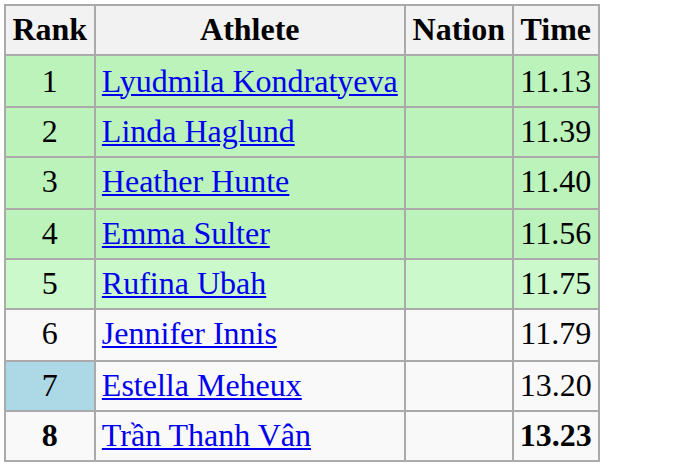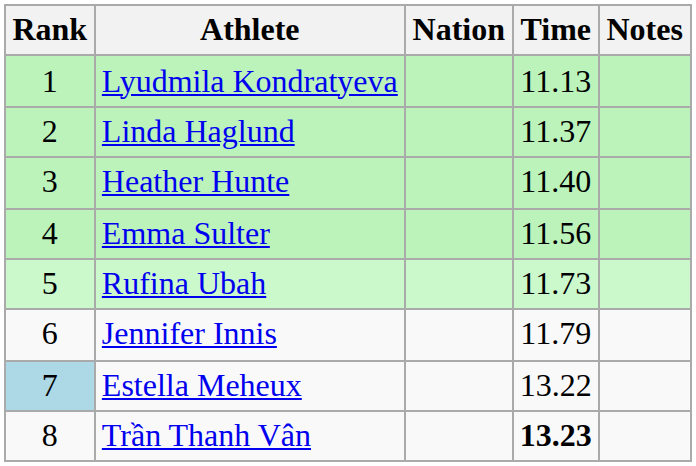+ column: (645, 29)
(556, 131) 11.39 -> (556, 131) 11.37
(556, 283) 11.75 -> (556, 283) 11.73
(556, 385) 13.20 -> (556, 385) 13.22
(50, 435) bold -> (50, 435) normal
